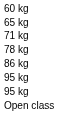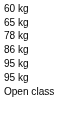- row: (16, 36)
